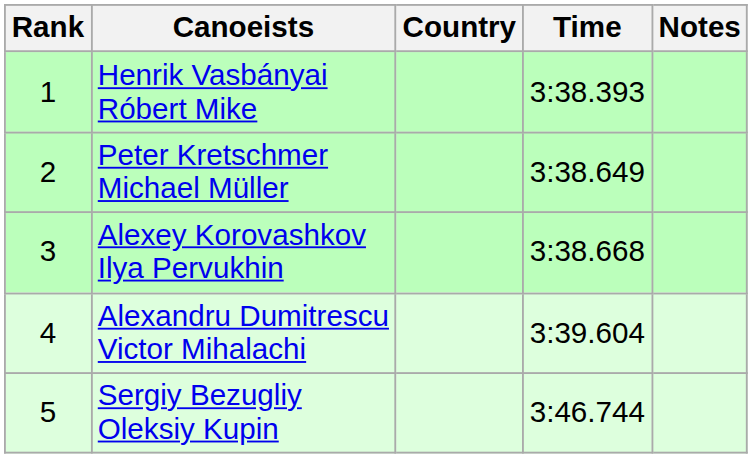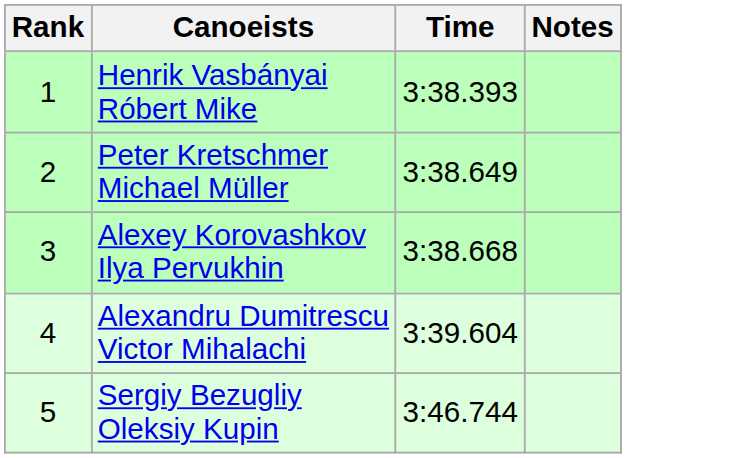- column: (459, 27)
